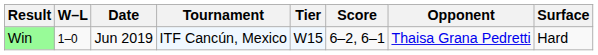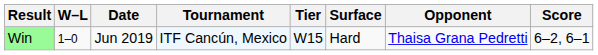columns swapped: (563, 15) <-> (357, 15)
